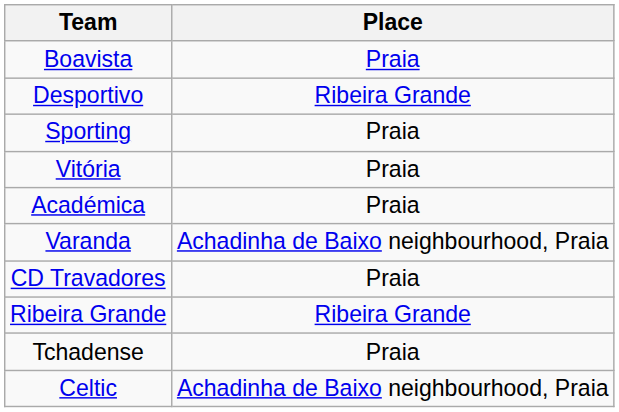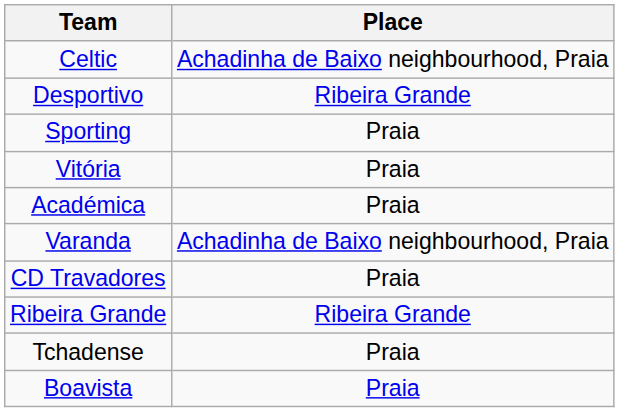rows swapped: (88, 59) <-> (88, 388)
